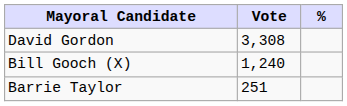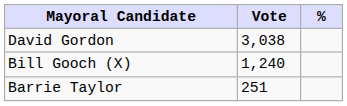(263, 40) 3,308 -> (263, 40) 3,038
